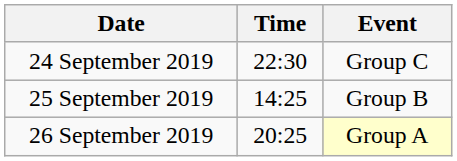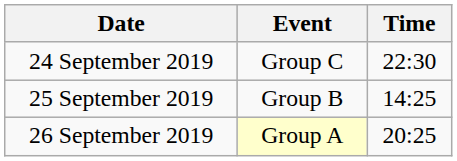columns swapped: (280, 23) <-> (387, 23)
